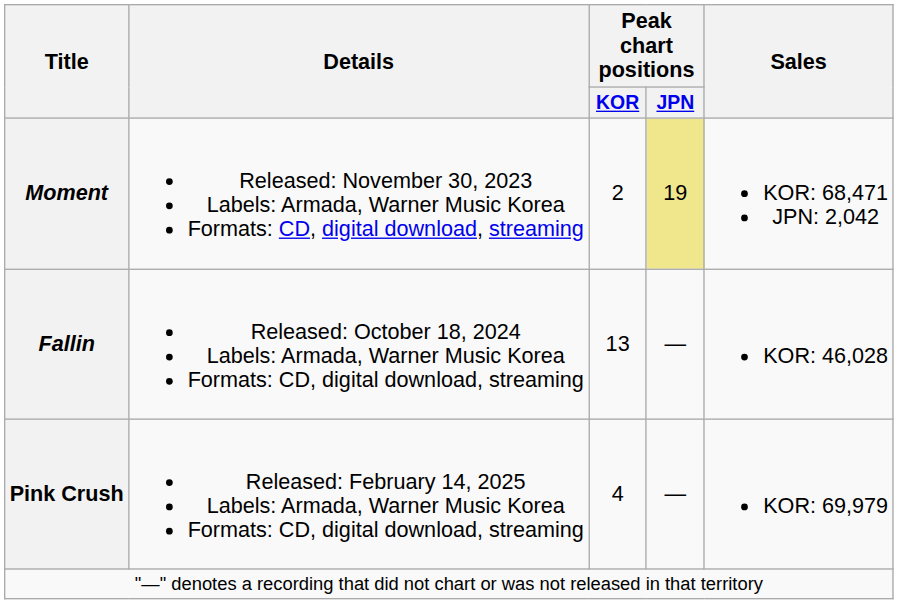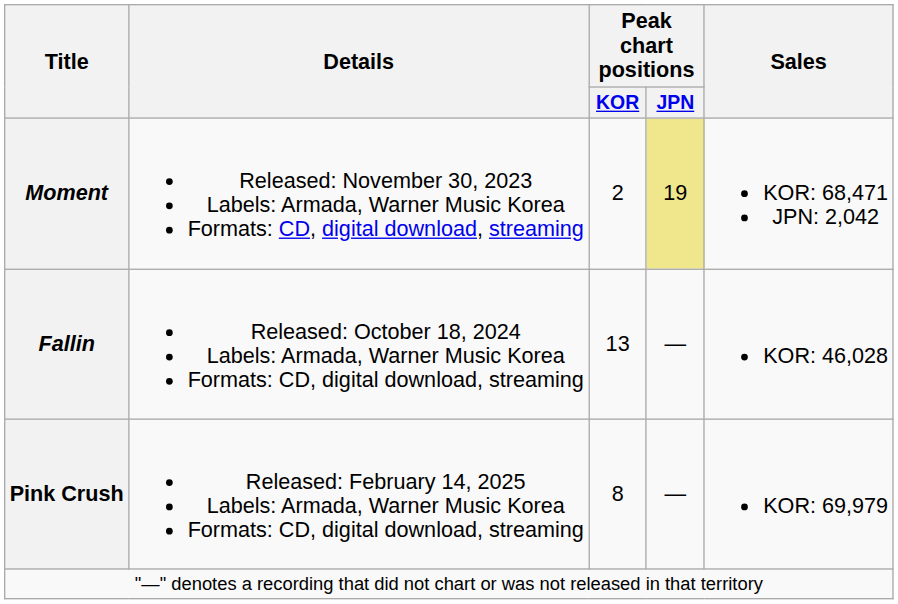(618, 493) 4 -> (618, 493) 8
